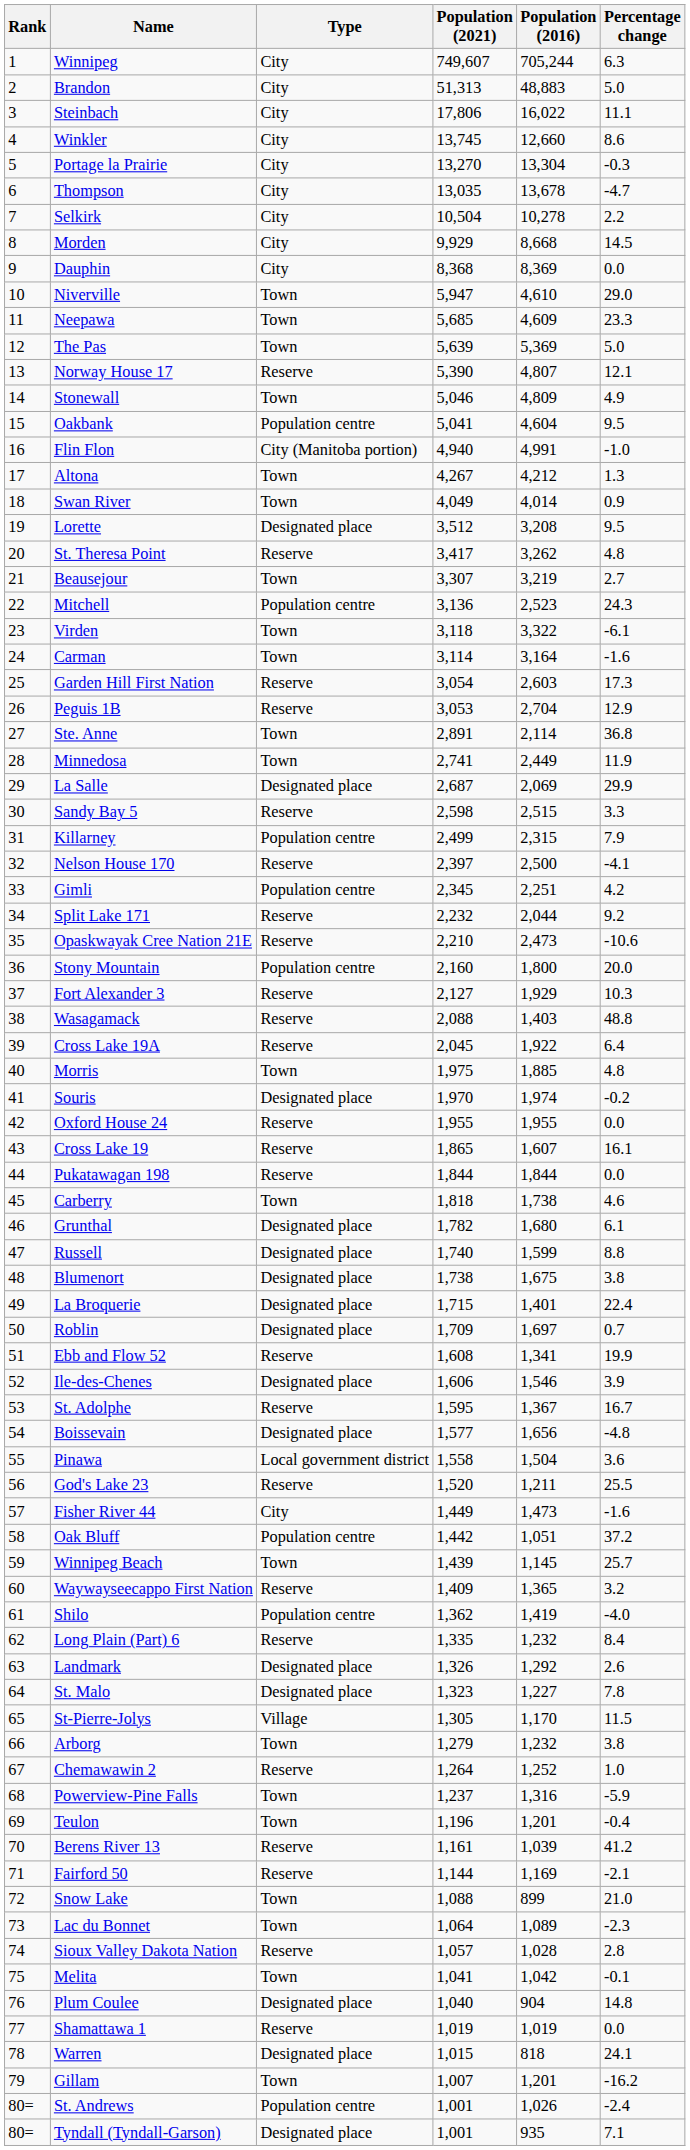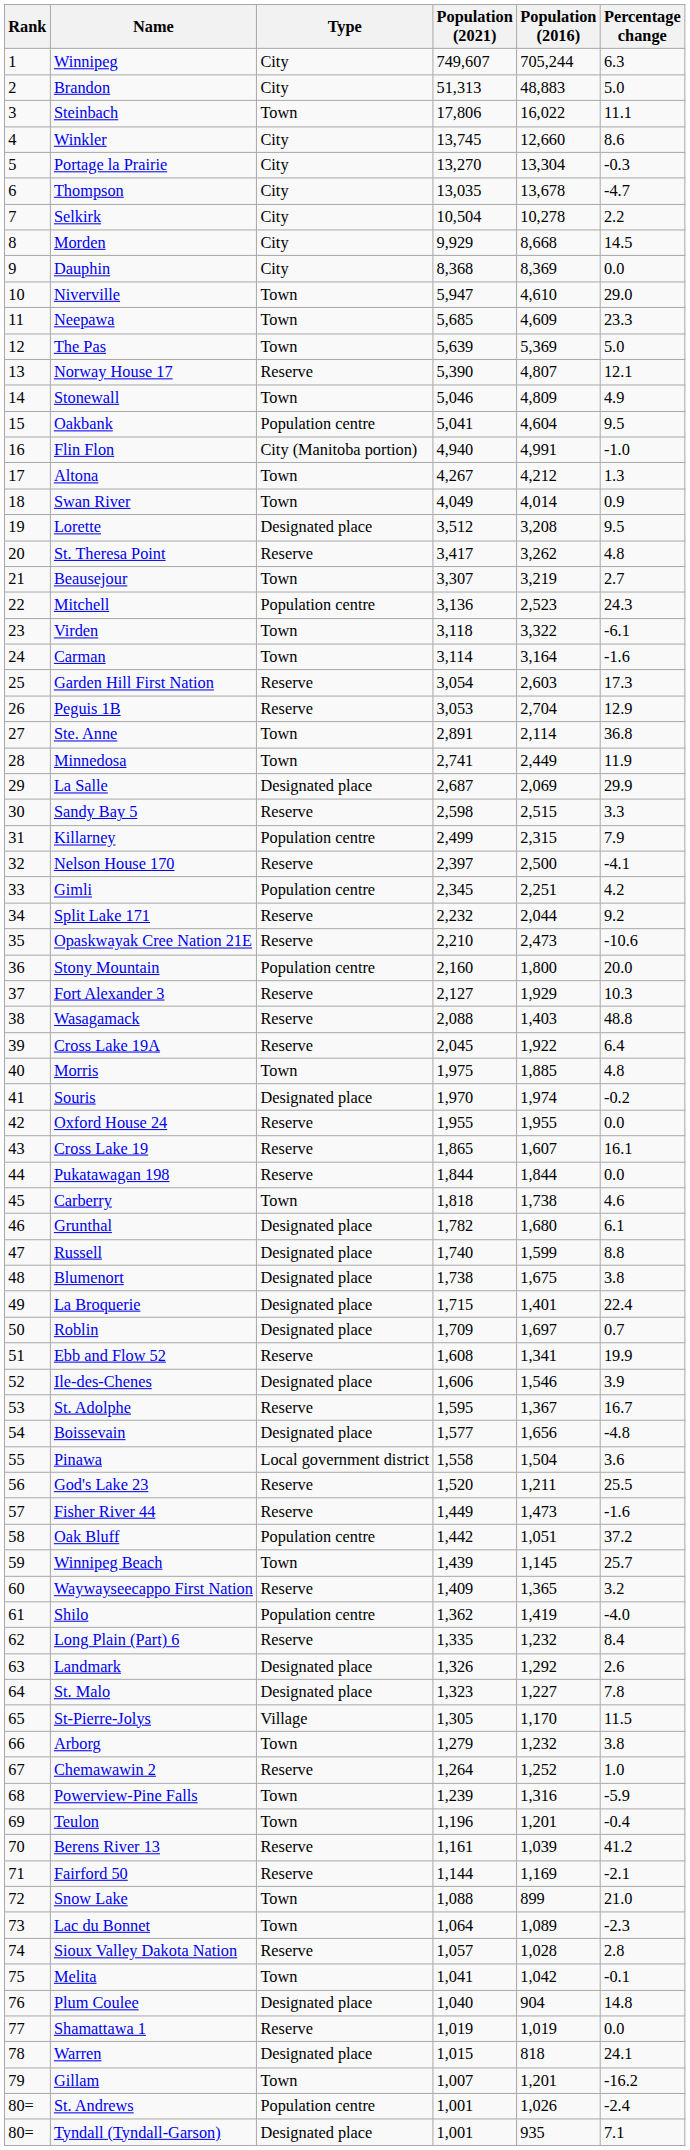(274, 113) City -> (279, 113) Town
(274, 1511) City -> (287, 1511) Reserve
(455, 1795) 1,237 -> (455, 1795) 1,239
